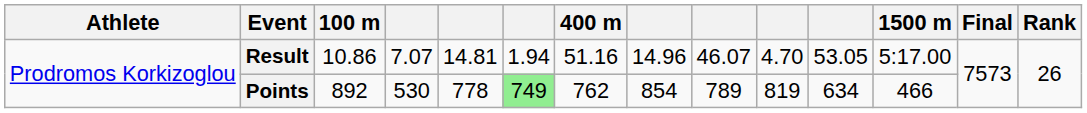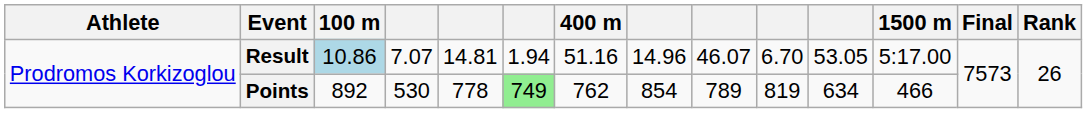(350, 57) no background -> (350, 57) lightblue background
(782, 57) 4.70 -> (782, 57) 6.70
